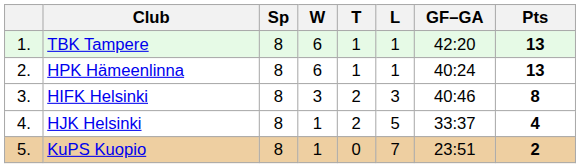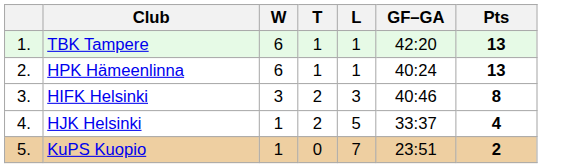- column: (278, 17)
